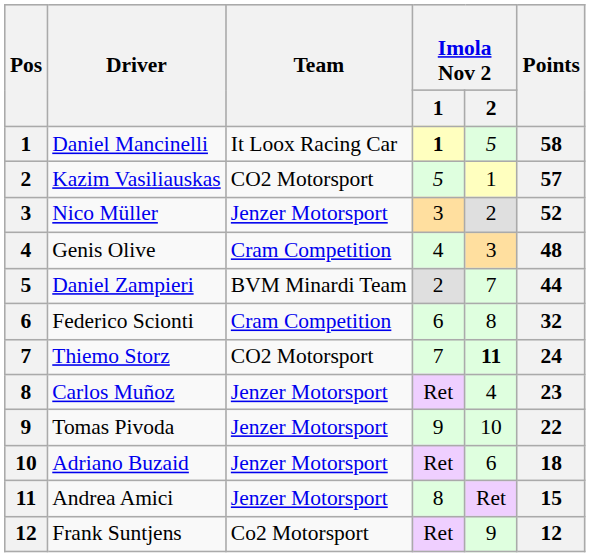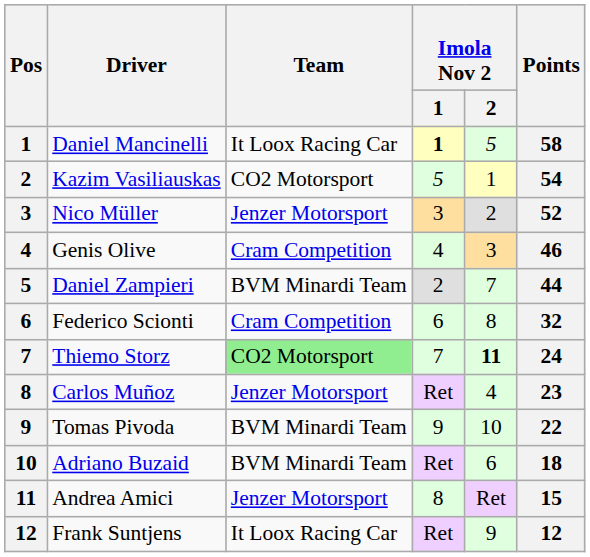(551, 178) 57 -> (551, 178) 54
(551, 249) 48 -> (551, 249) 46
(302, 355) no background -> (302, 355) lightgreen background
(309, 426) Jenzer Motorsport -> (319, 426) BVM Minardi Team
(309, 462) Jenzer Motorsport -> (319, 462) BVM Minardi Team
(300, 533) Co2 Motorsport -> (314, 533) It Loox Racing Car
